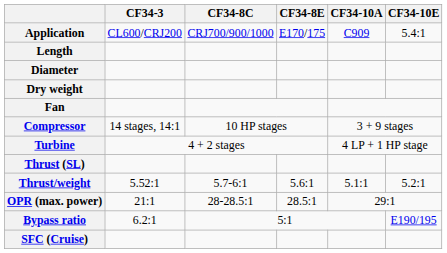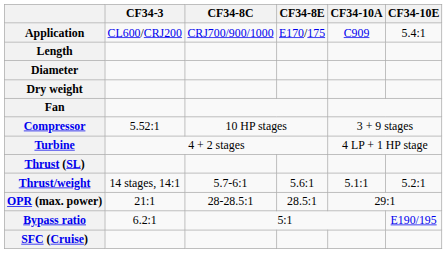(145, 126) 14 stages, 14:1 -> (145, 126) 5.52:1
(145, 182) 5.52:1 -> (145, 182) 14 stages, 14:1
